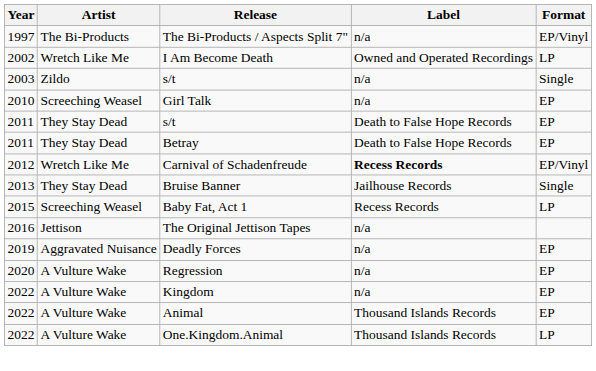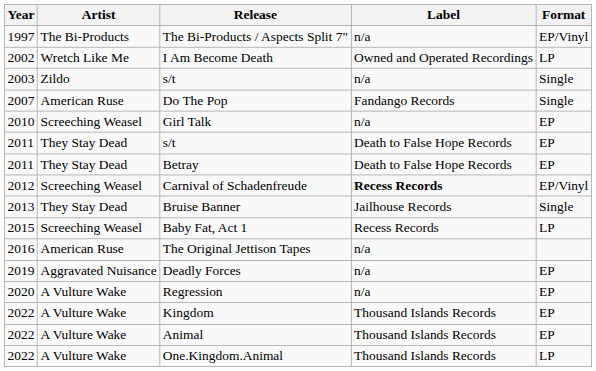+ row: (21, 100)
(85, 164) Wretch Like Me -> (91, 185) Screeching Weasel
(61, 228) Jettison -> (82, 249) American Ruse
(362, 292) n/a -> (425, 313) Thousand Islands Records
